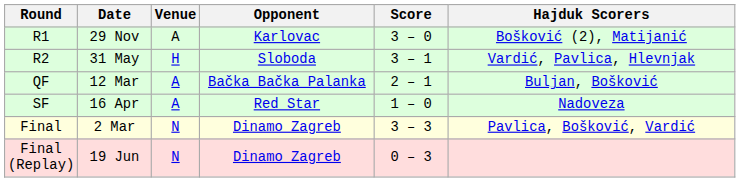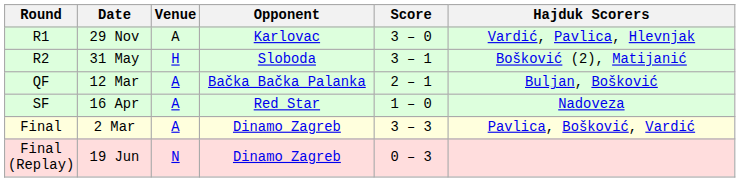(591, 38) Bošković (2), Matijanić -> (591, 38) Vardić, Pavlica, Hlevnjak
(591, 61) Vardić, Pavlica, Hlevnjak -> (591, 61) Bošković (2), Matijanić
(176, 128) N -> (176, 128) A
